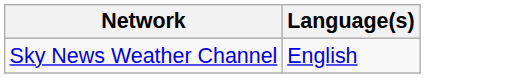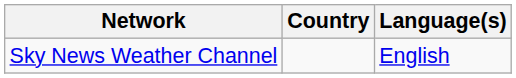+ column: (328, 21)
